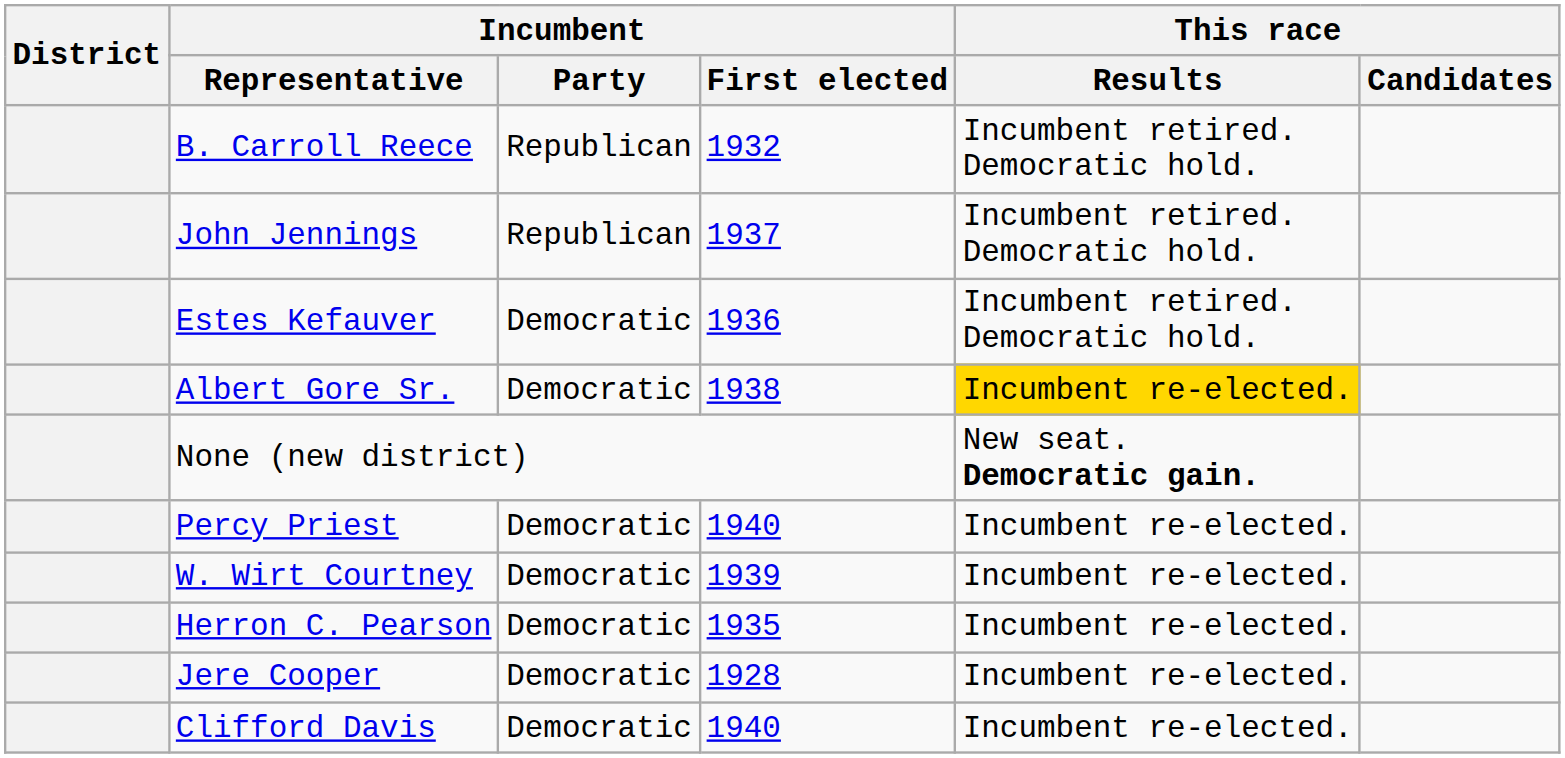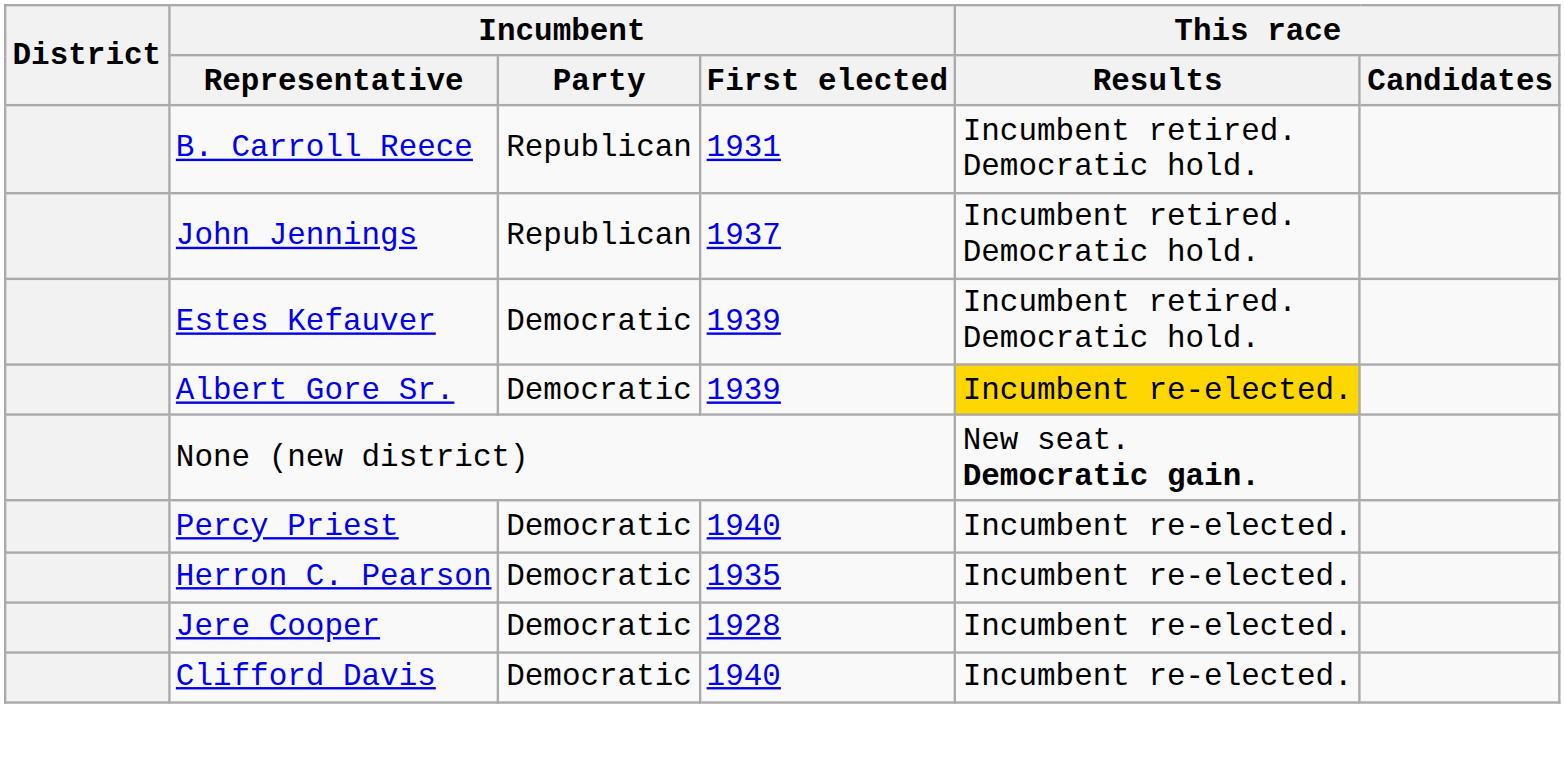(744, 149) 1932 -> (744, 149) 1931
(744, 321) 1936 -> (744, 321) 1939
(744, 390) 1938 -> (744, 390) 1939
- row: (324, 577)
